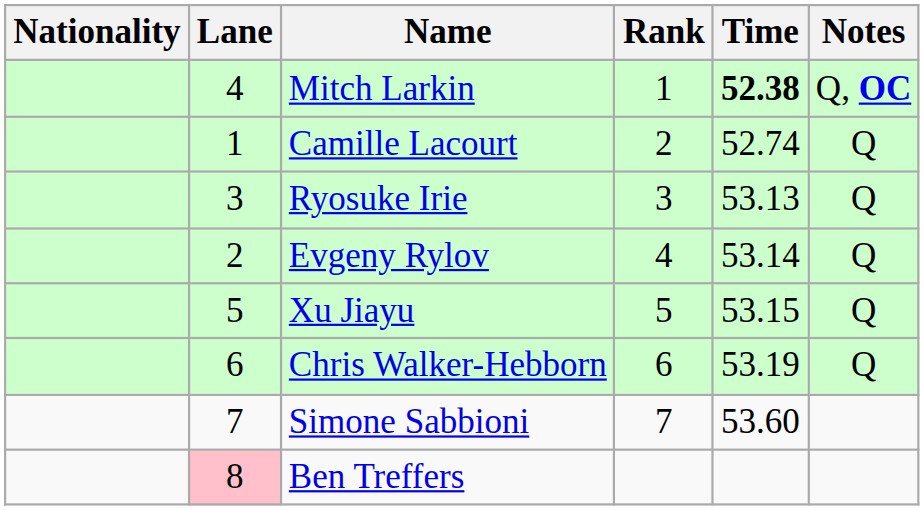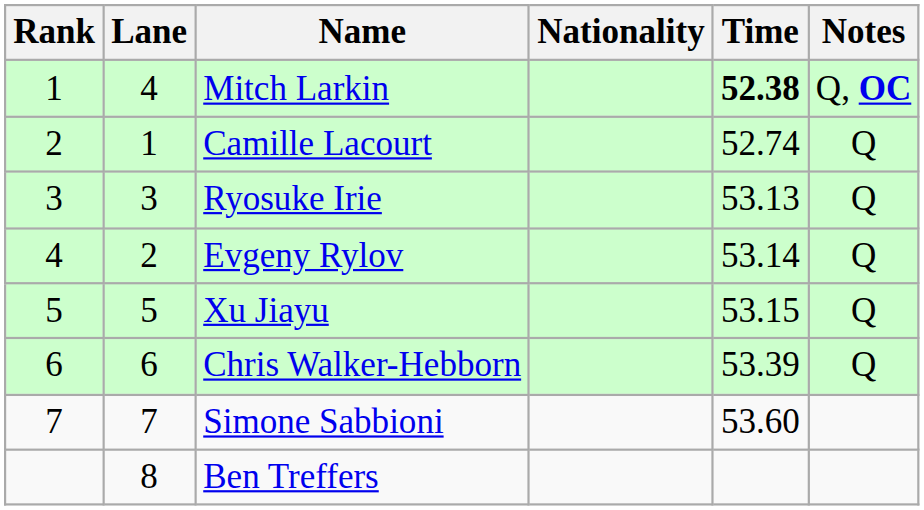columns swapped: (664, 32) <-> (97, 32)
(760, 365) 53.19 -> (760, 365) 53.39
(235, 476) pink background -> (149, 476) no background
